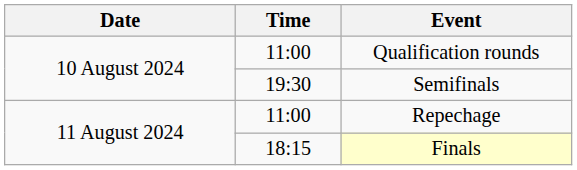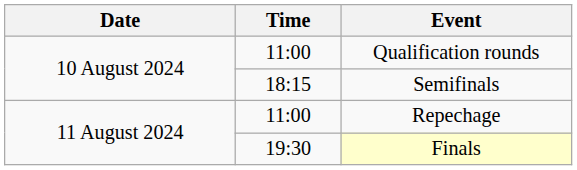(288, 84) 19:30 -> (288, 84) 18:15
(288, 148) 18:15 -> (288, 148) 19:30
